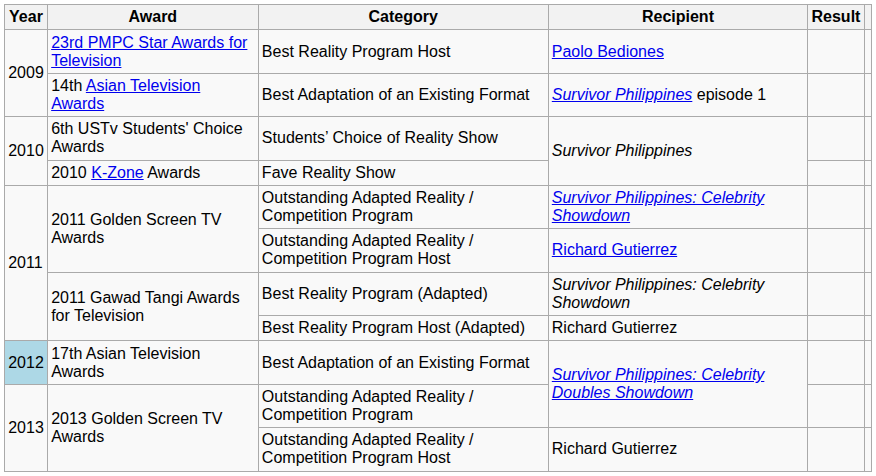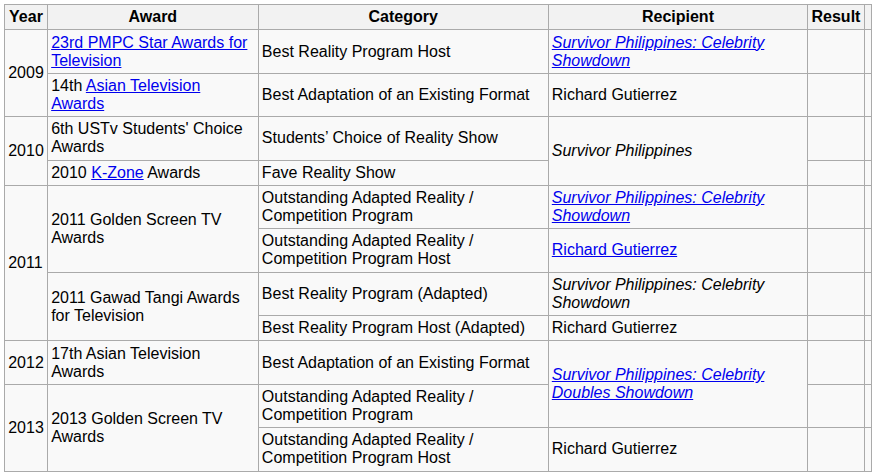(608, 51) Paolo Bediones -> (658, 51) Survivor Philippines: Celebrity Showdown
(659, 94) Survivor Philippines episode 1 -> (614, 94) Richard Gutierrez
(26, 362) lightblue background -> (26, 362) no background
